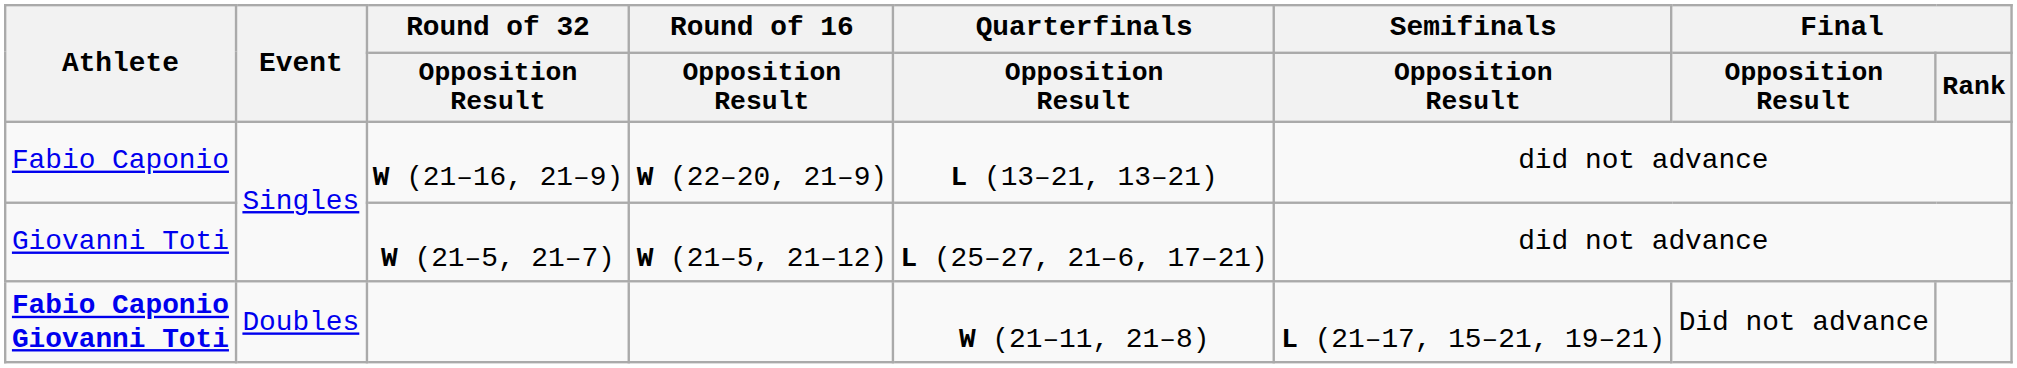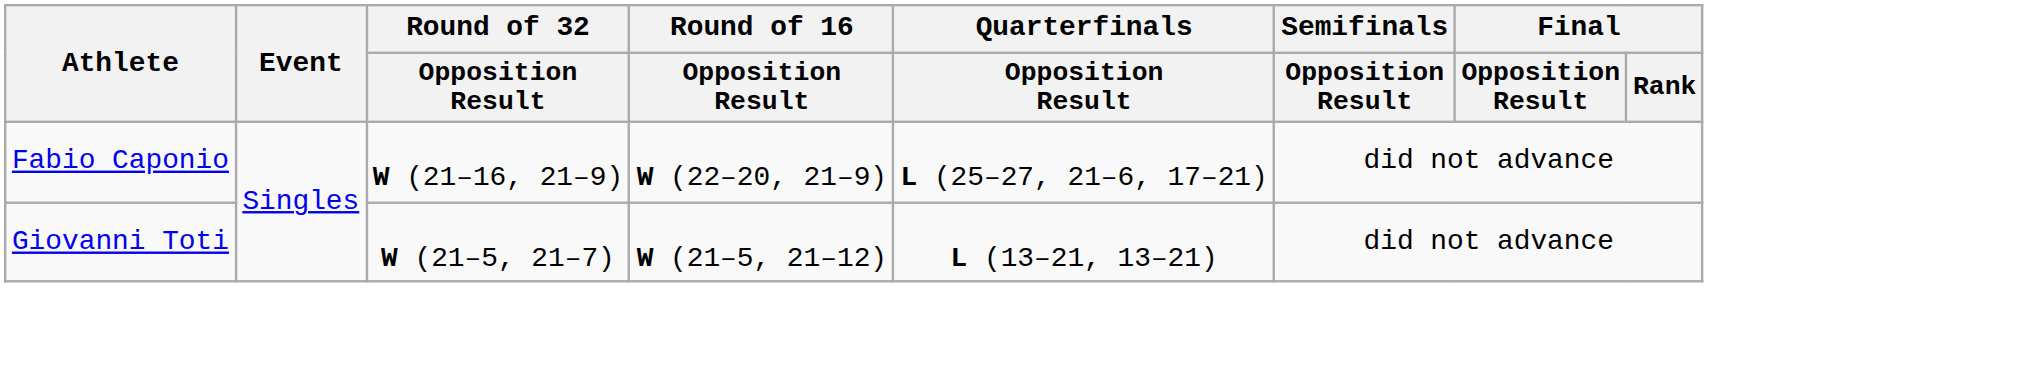(1084, 178) L (13–21, 13–21) -> (1084, 178) L (25–27, 21–6, 17–21)
(1084, 259) L (25–27, 21–6, 17–21) -> (1084, 259) L (13–21, 13–21)
- row: (120, 322)
